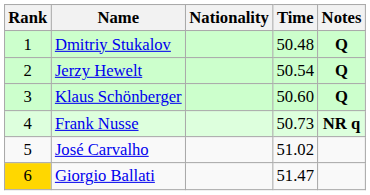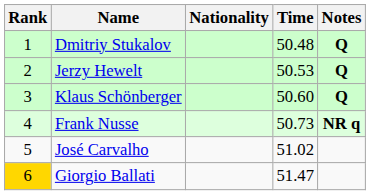(295, 70) 50.54 -> (295, 70) 50.53
